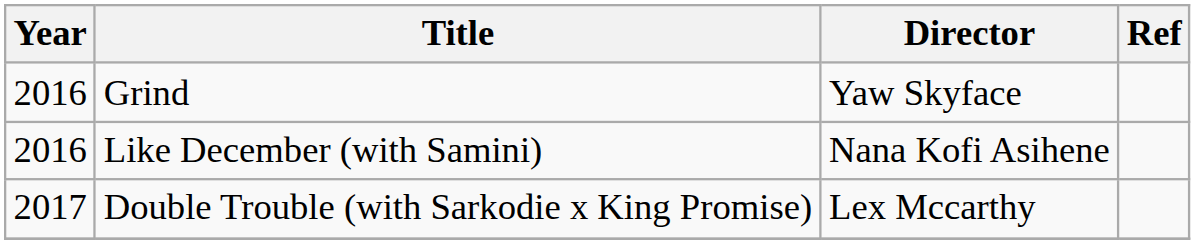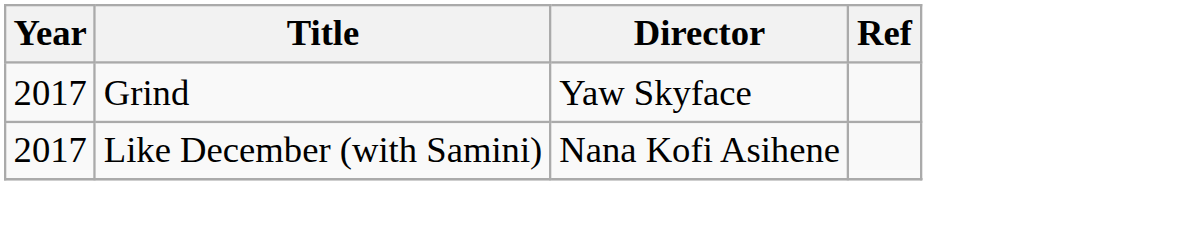(50, 91) 2016 -> (50, 91) 2017
(50, 149) 2016 -> (50, 149) 2017
- row: (458, 207)
